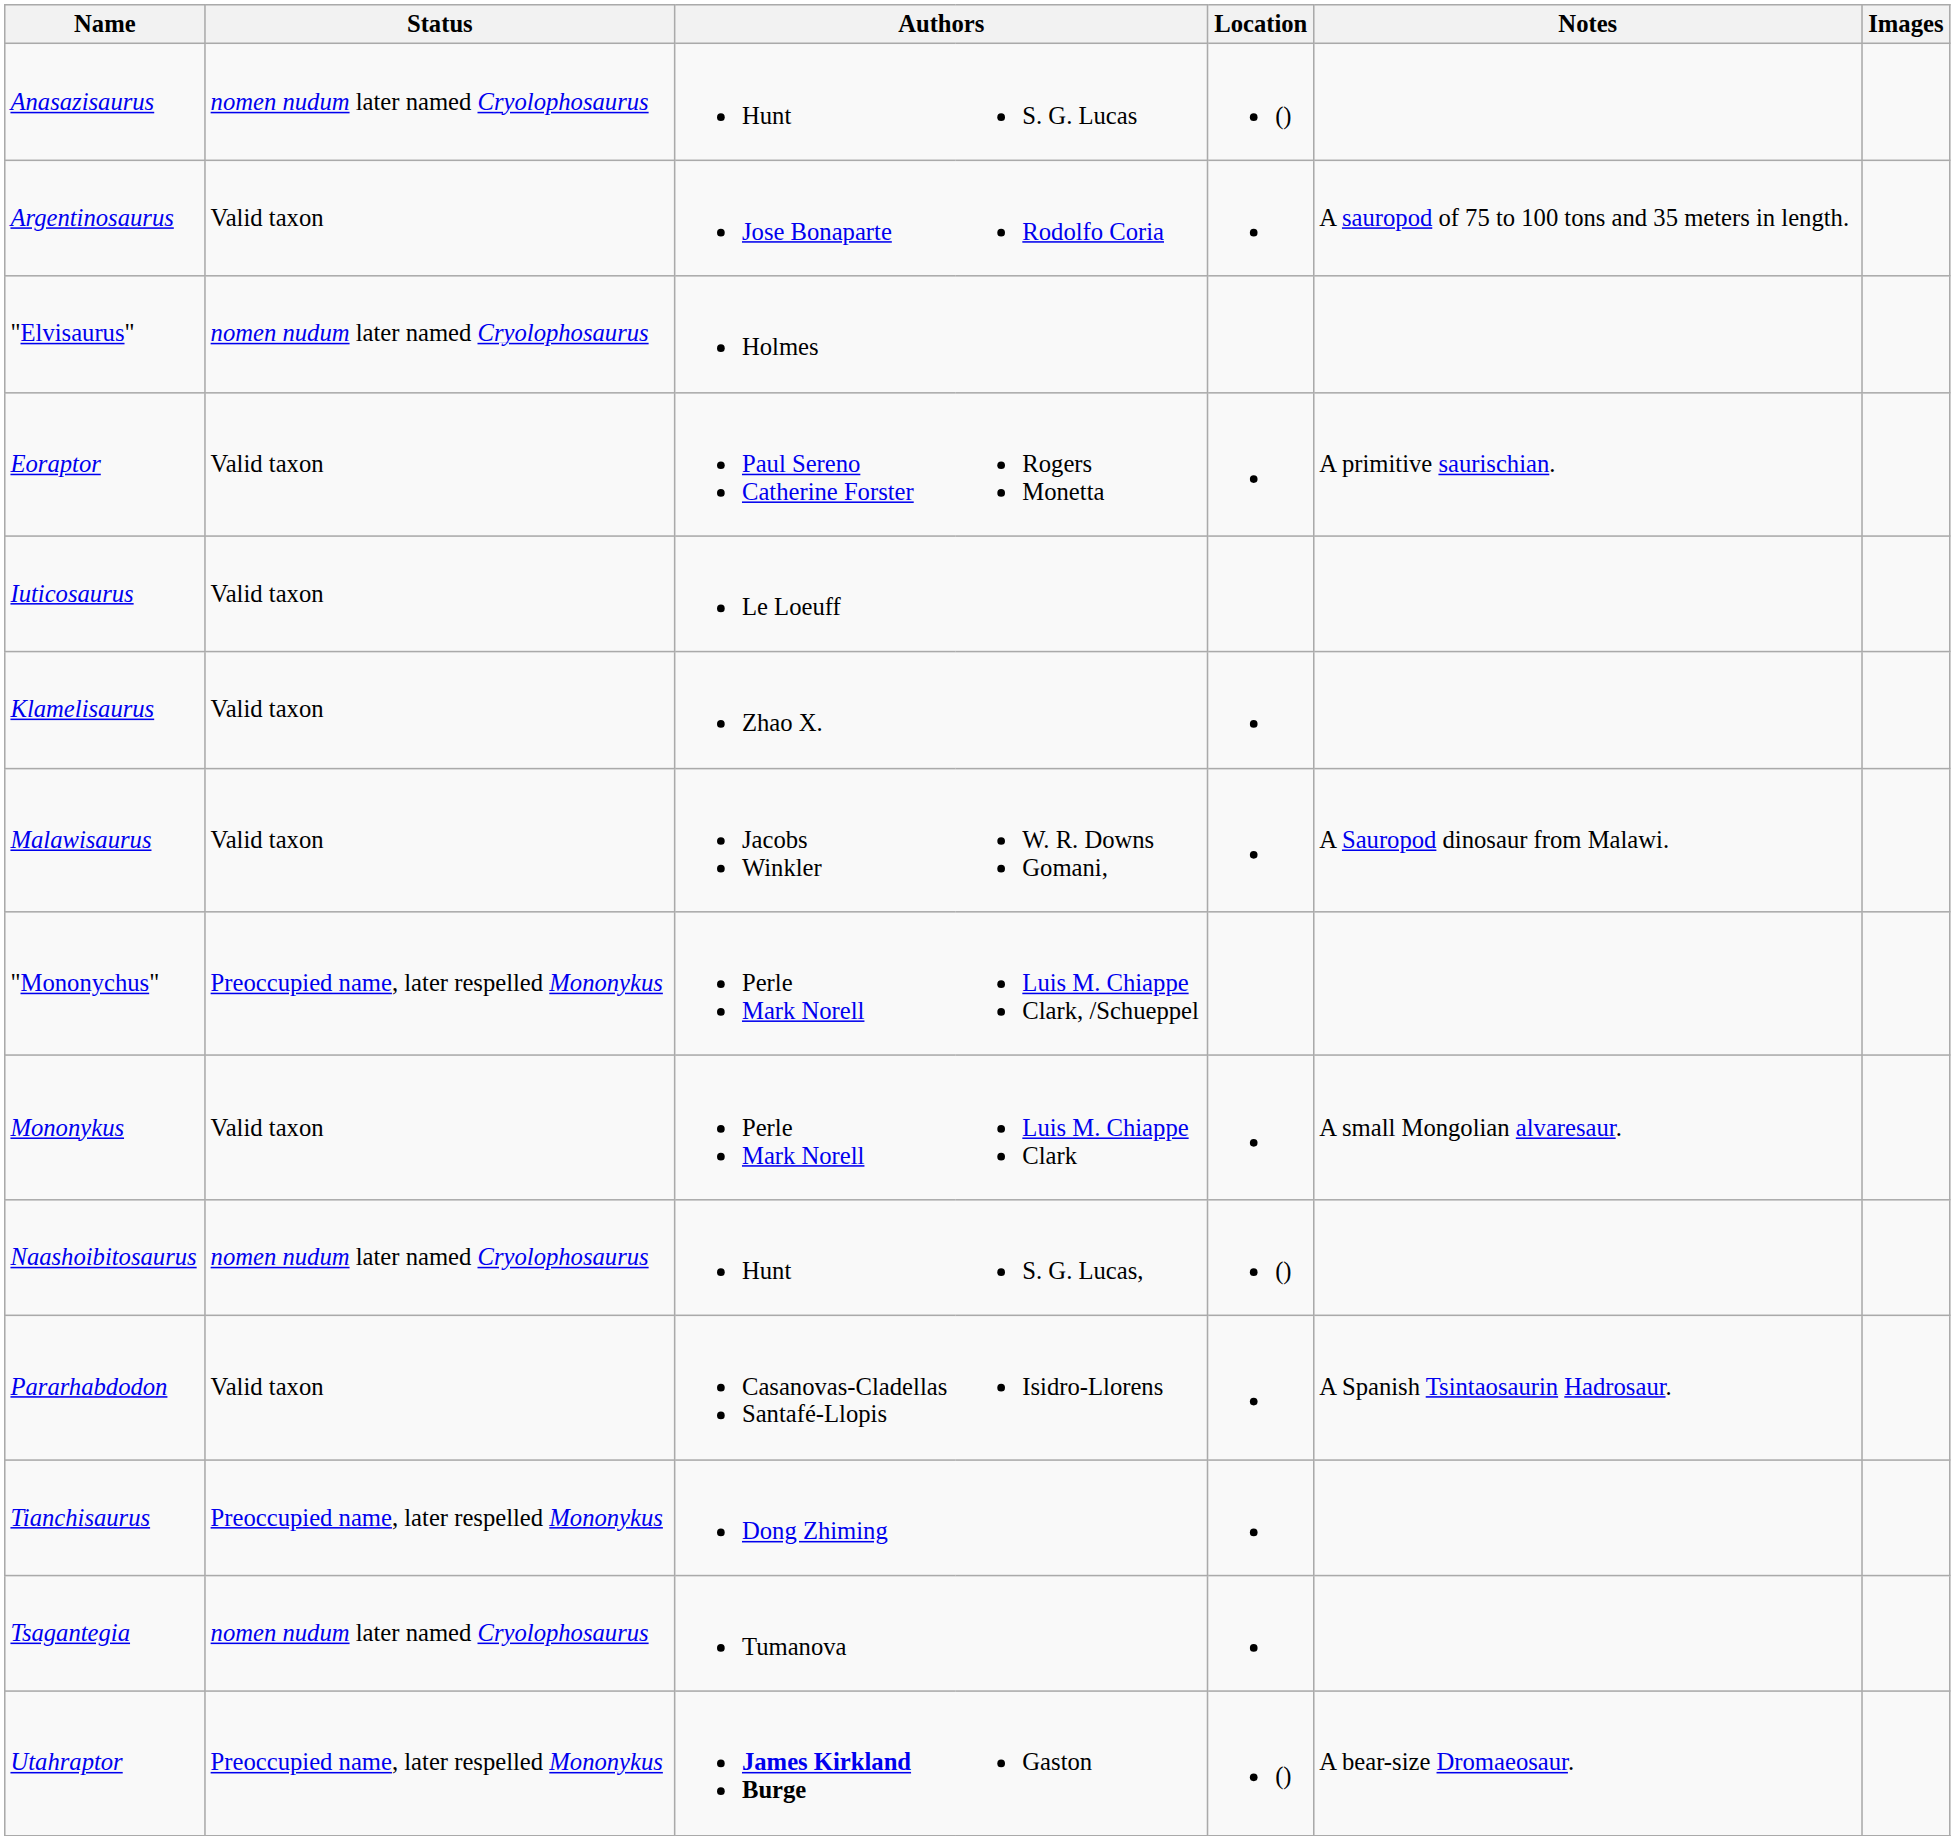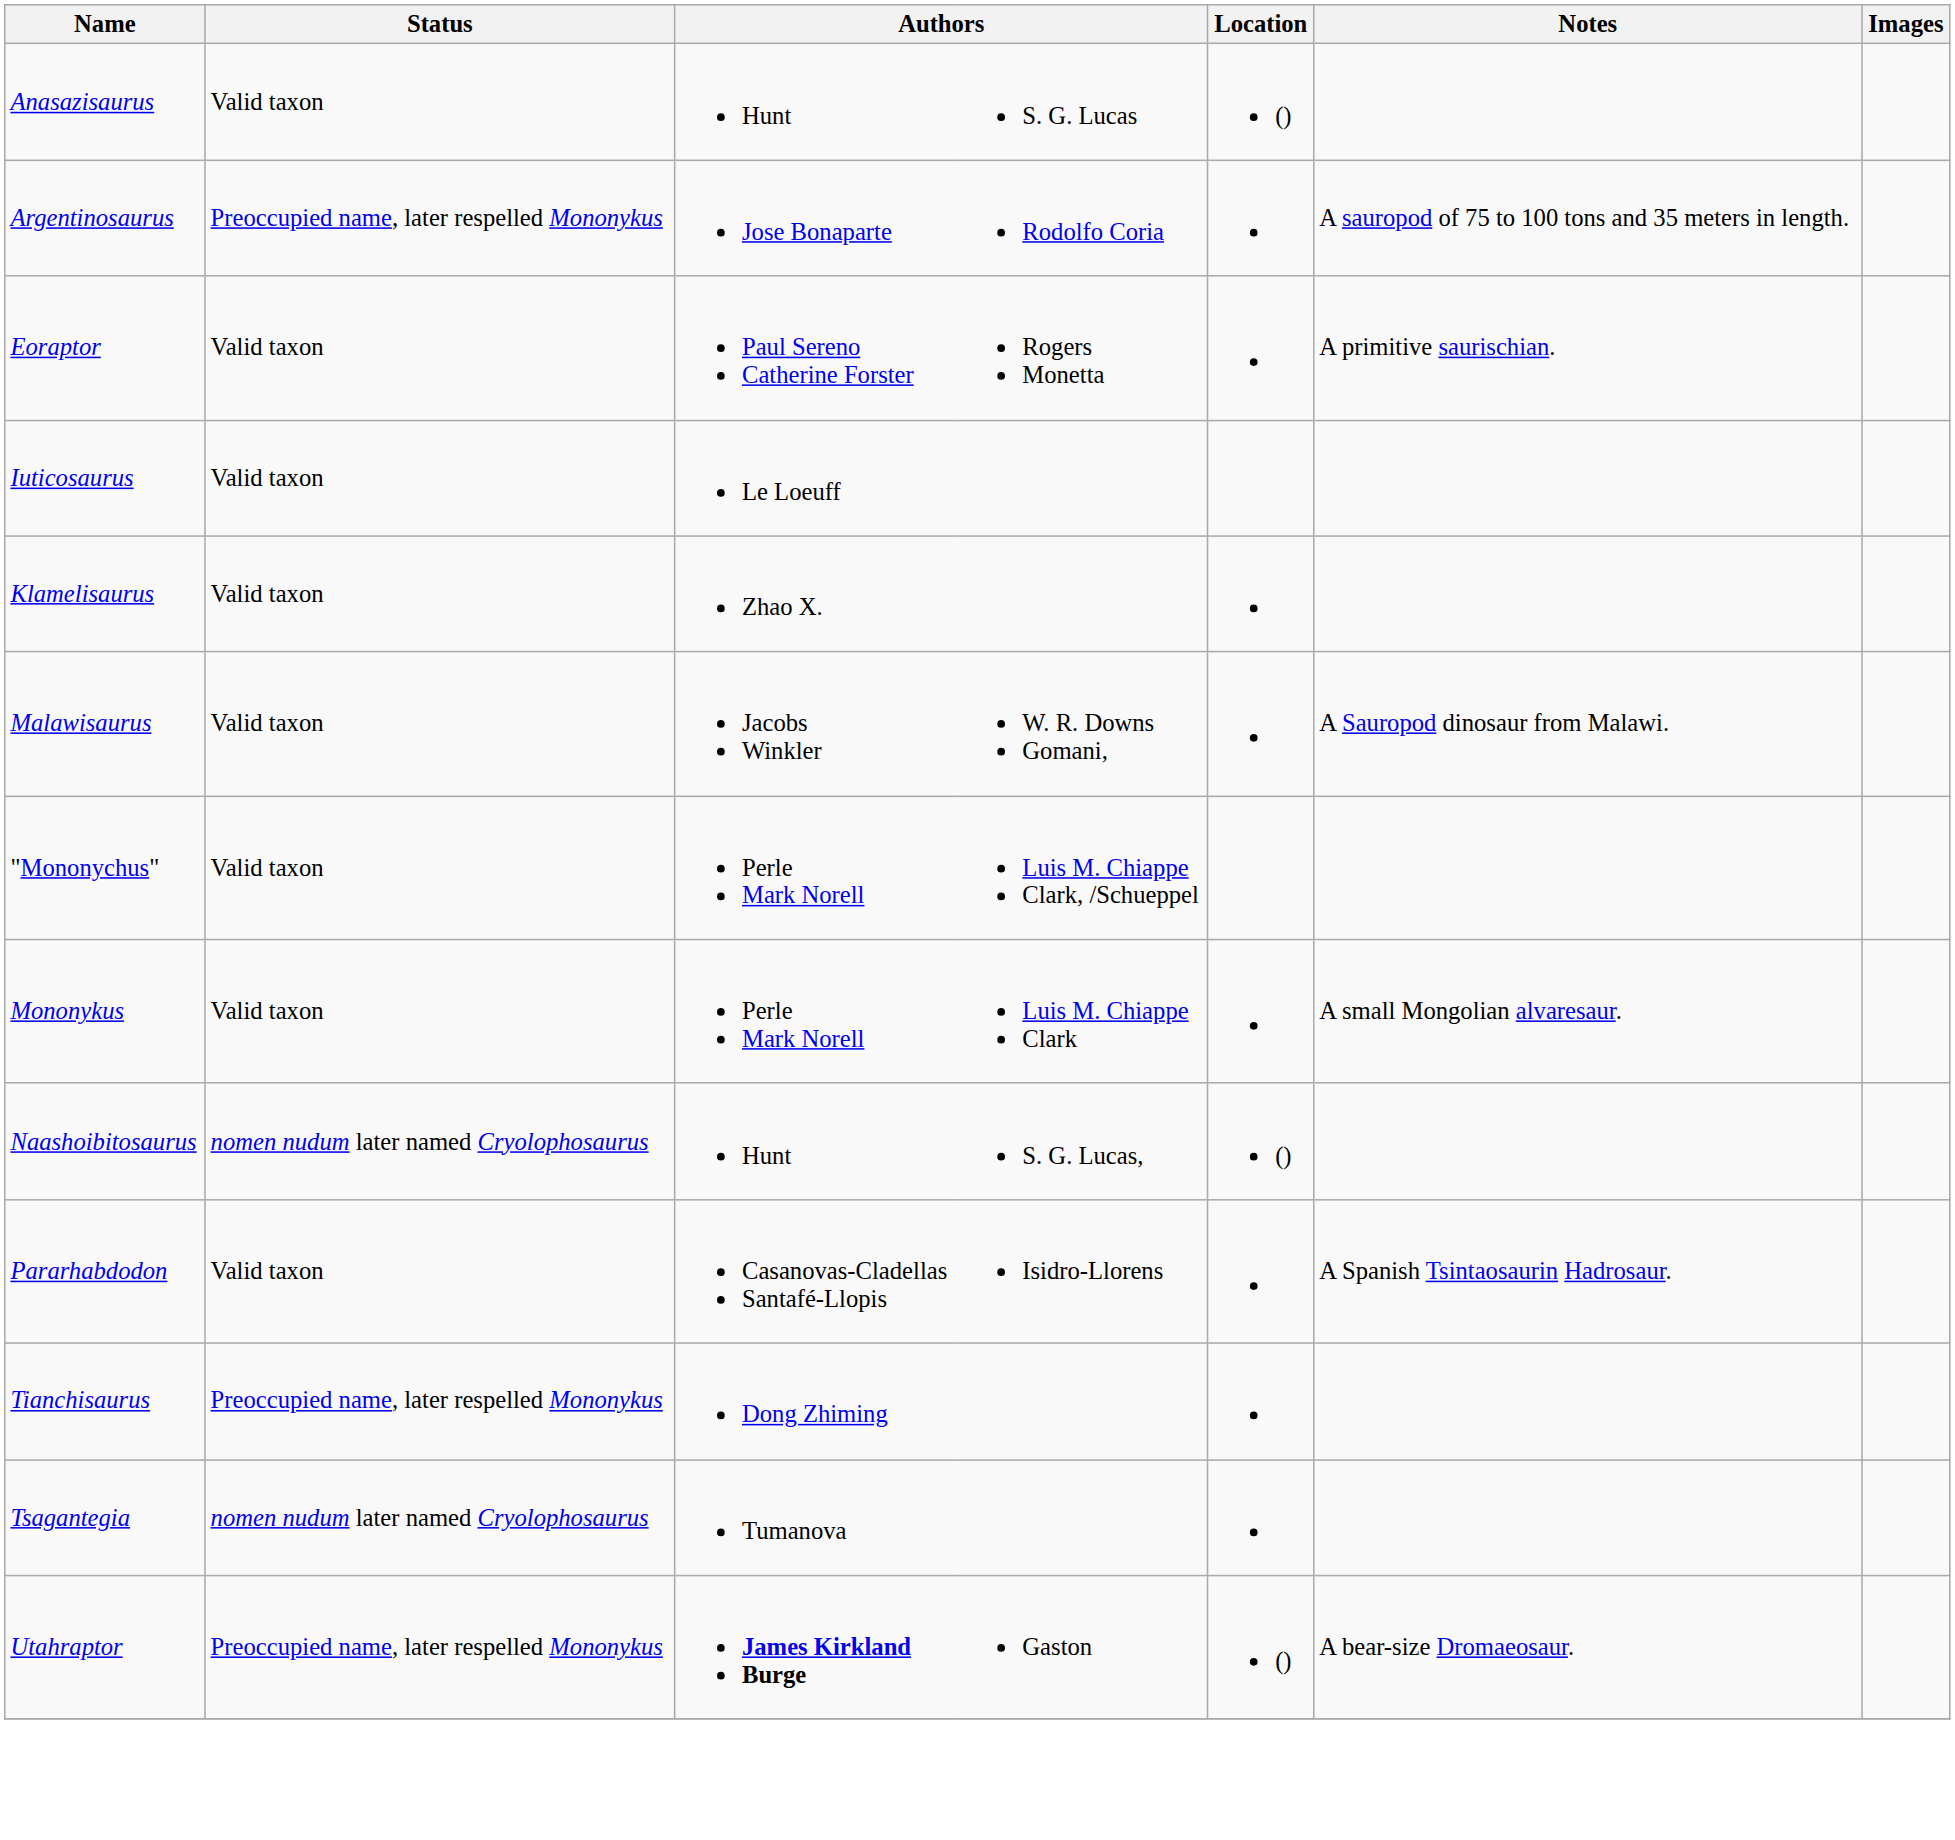(430, 101) nomen nudum later named Cryolophosaurus -> (267, 101) Valid taxon
(267, 217) Valid taxon -> (437, 217) Preoccupied name, later respelled Mononykus
- row: (73, 333)
(437, 983) Preoccupied name, later respelled Mononykus -> (267, 867) Valid taxon
